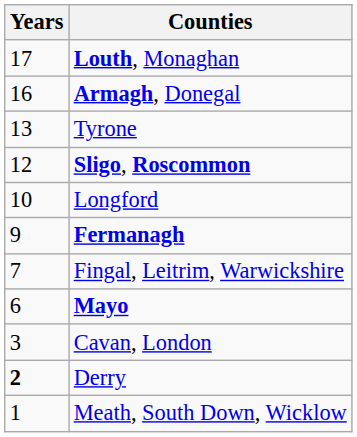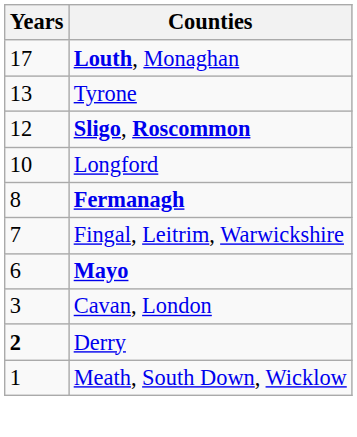- row: (157, 93)
(15, 235) 9 -> (15, 199) 8
